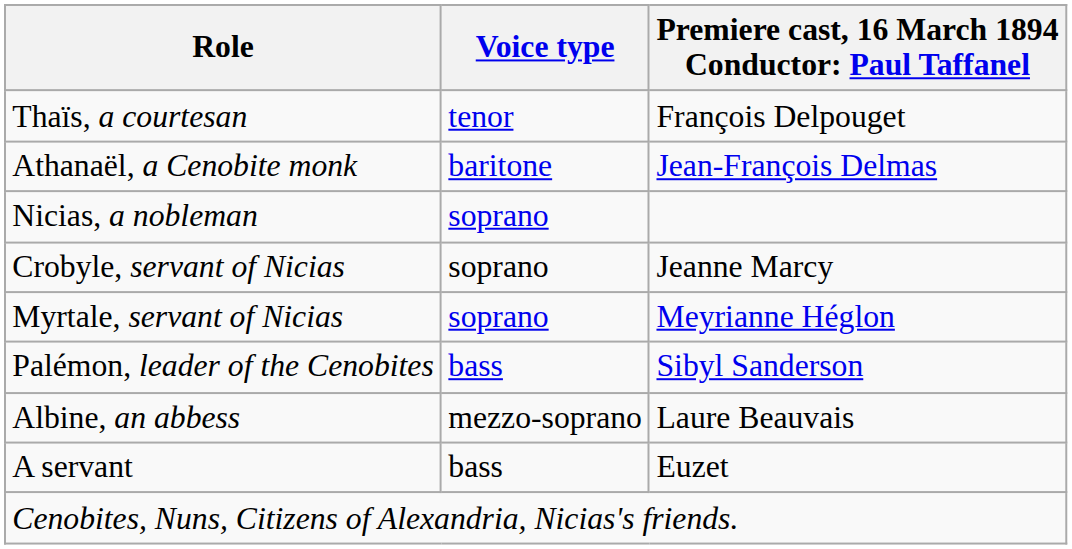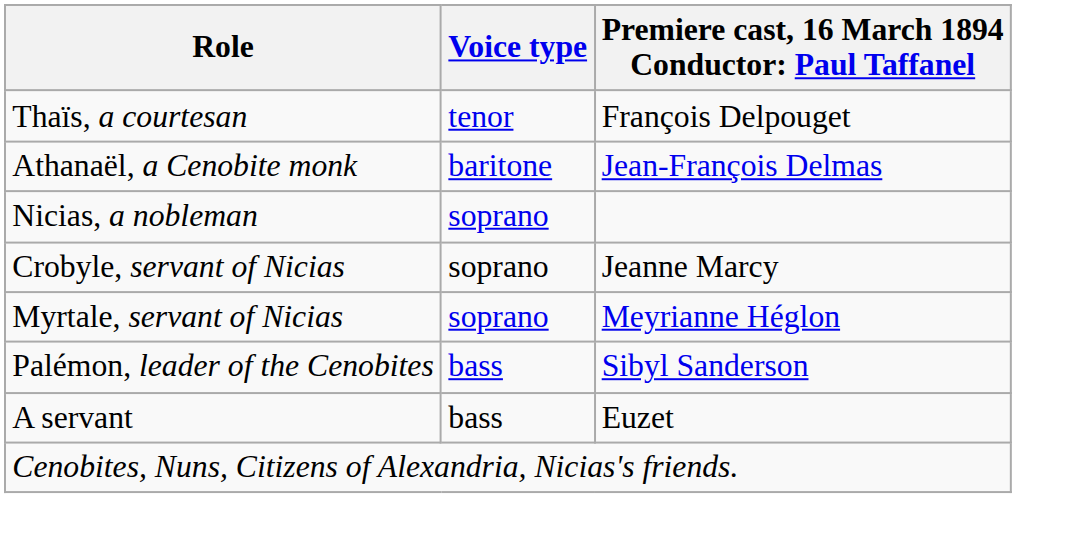- row: (126, 416)
